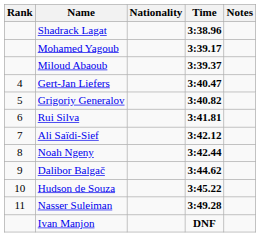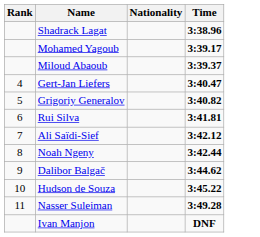- column: (240, 13)
